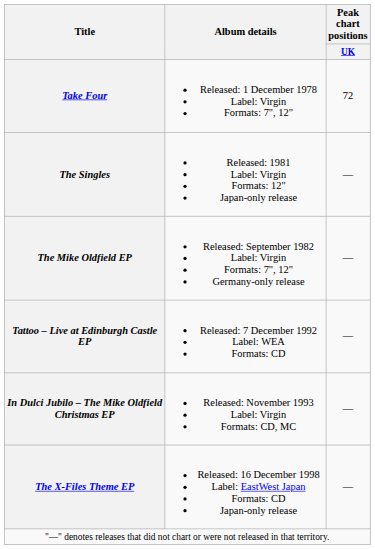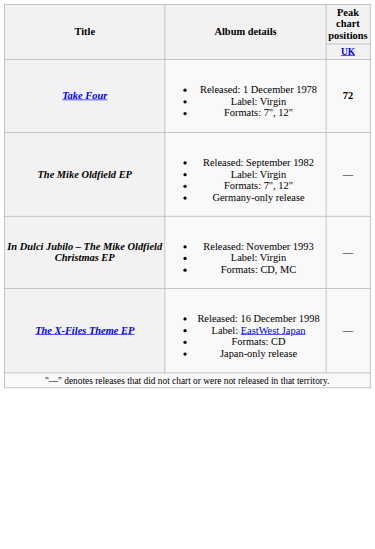(348, 96) normal -> (348, 96) bold
- row: (85, 174)
- row: (85, 336)
